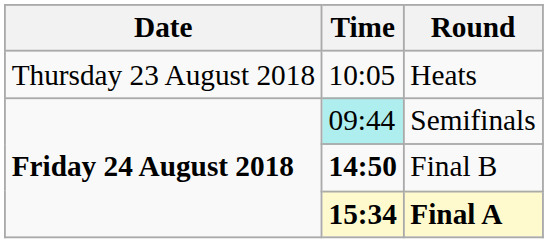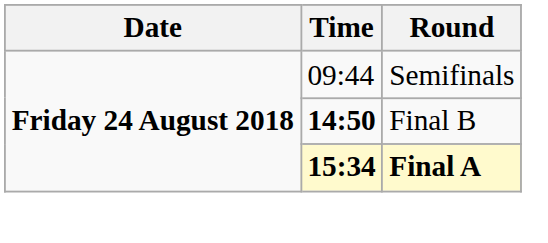- row: (444, 74)
(362, 120) paleturquoise background -> (341, 74) no background
